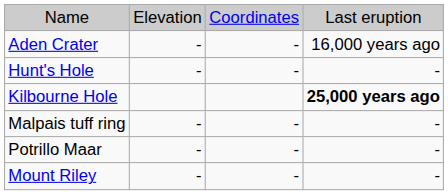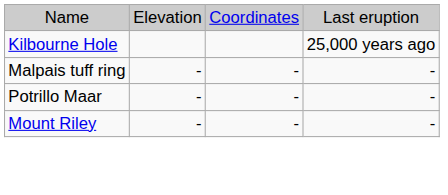- row: (53, 44)
- row: (51, 70)
(373, 96) bold -> (371, 44) normal
